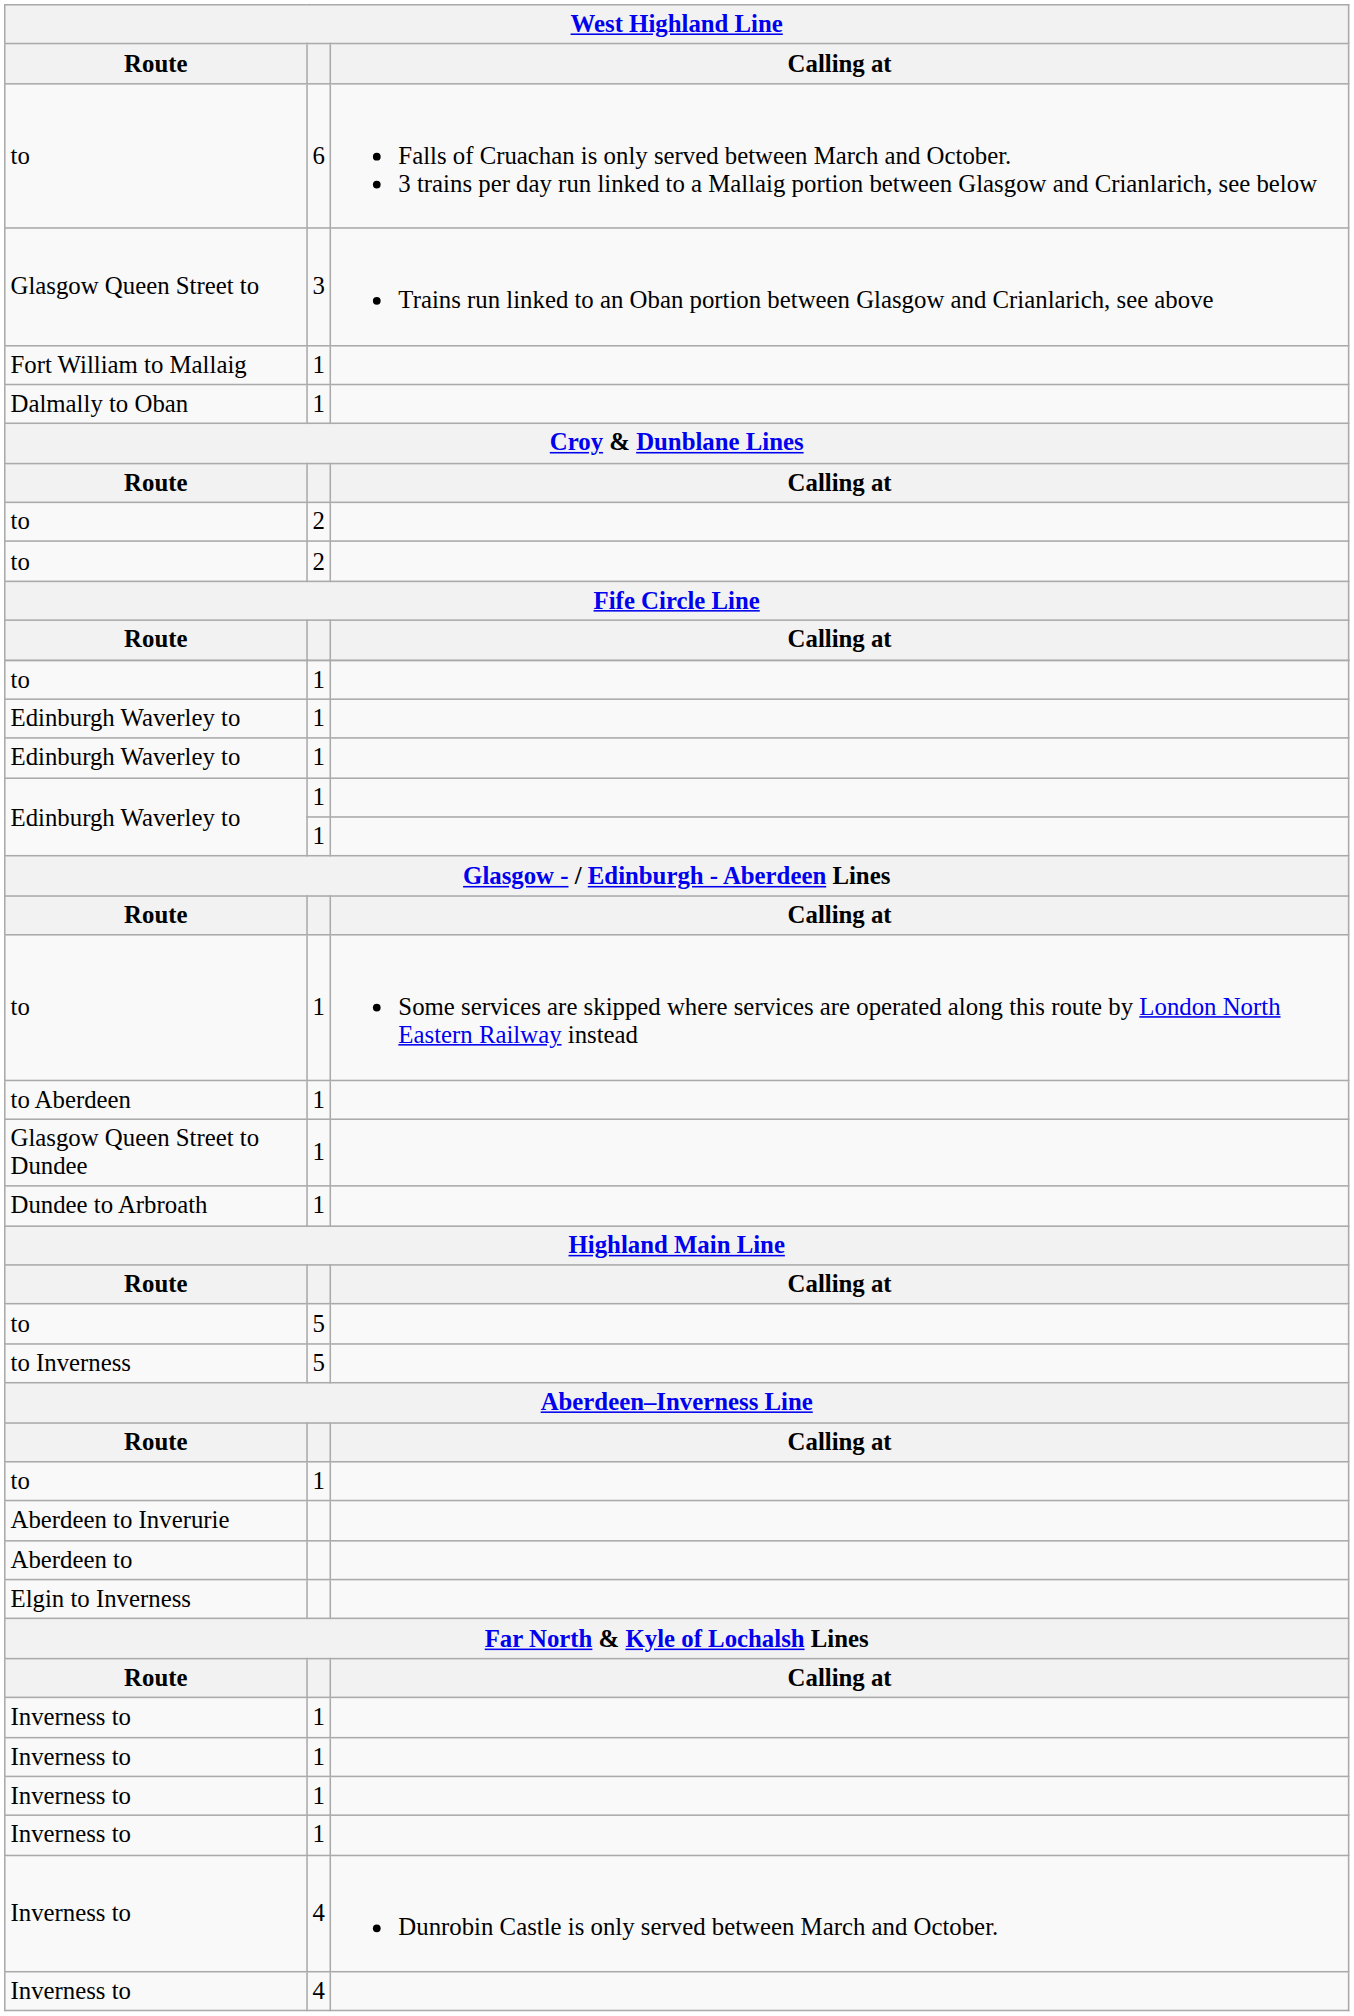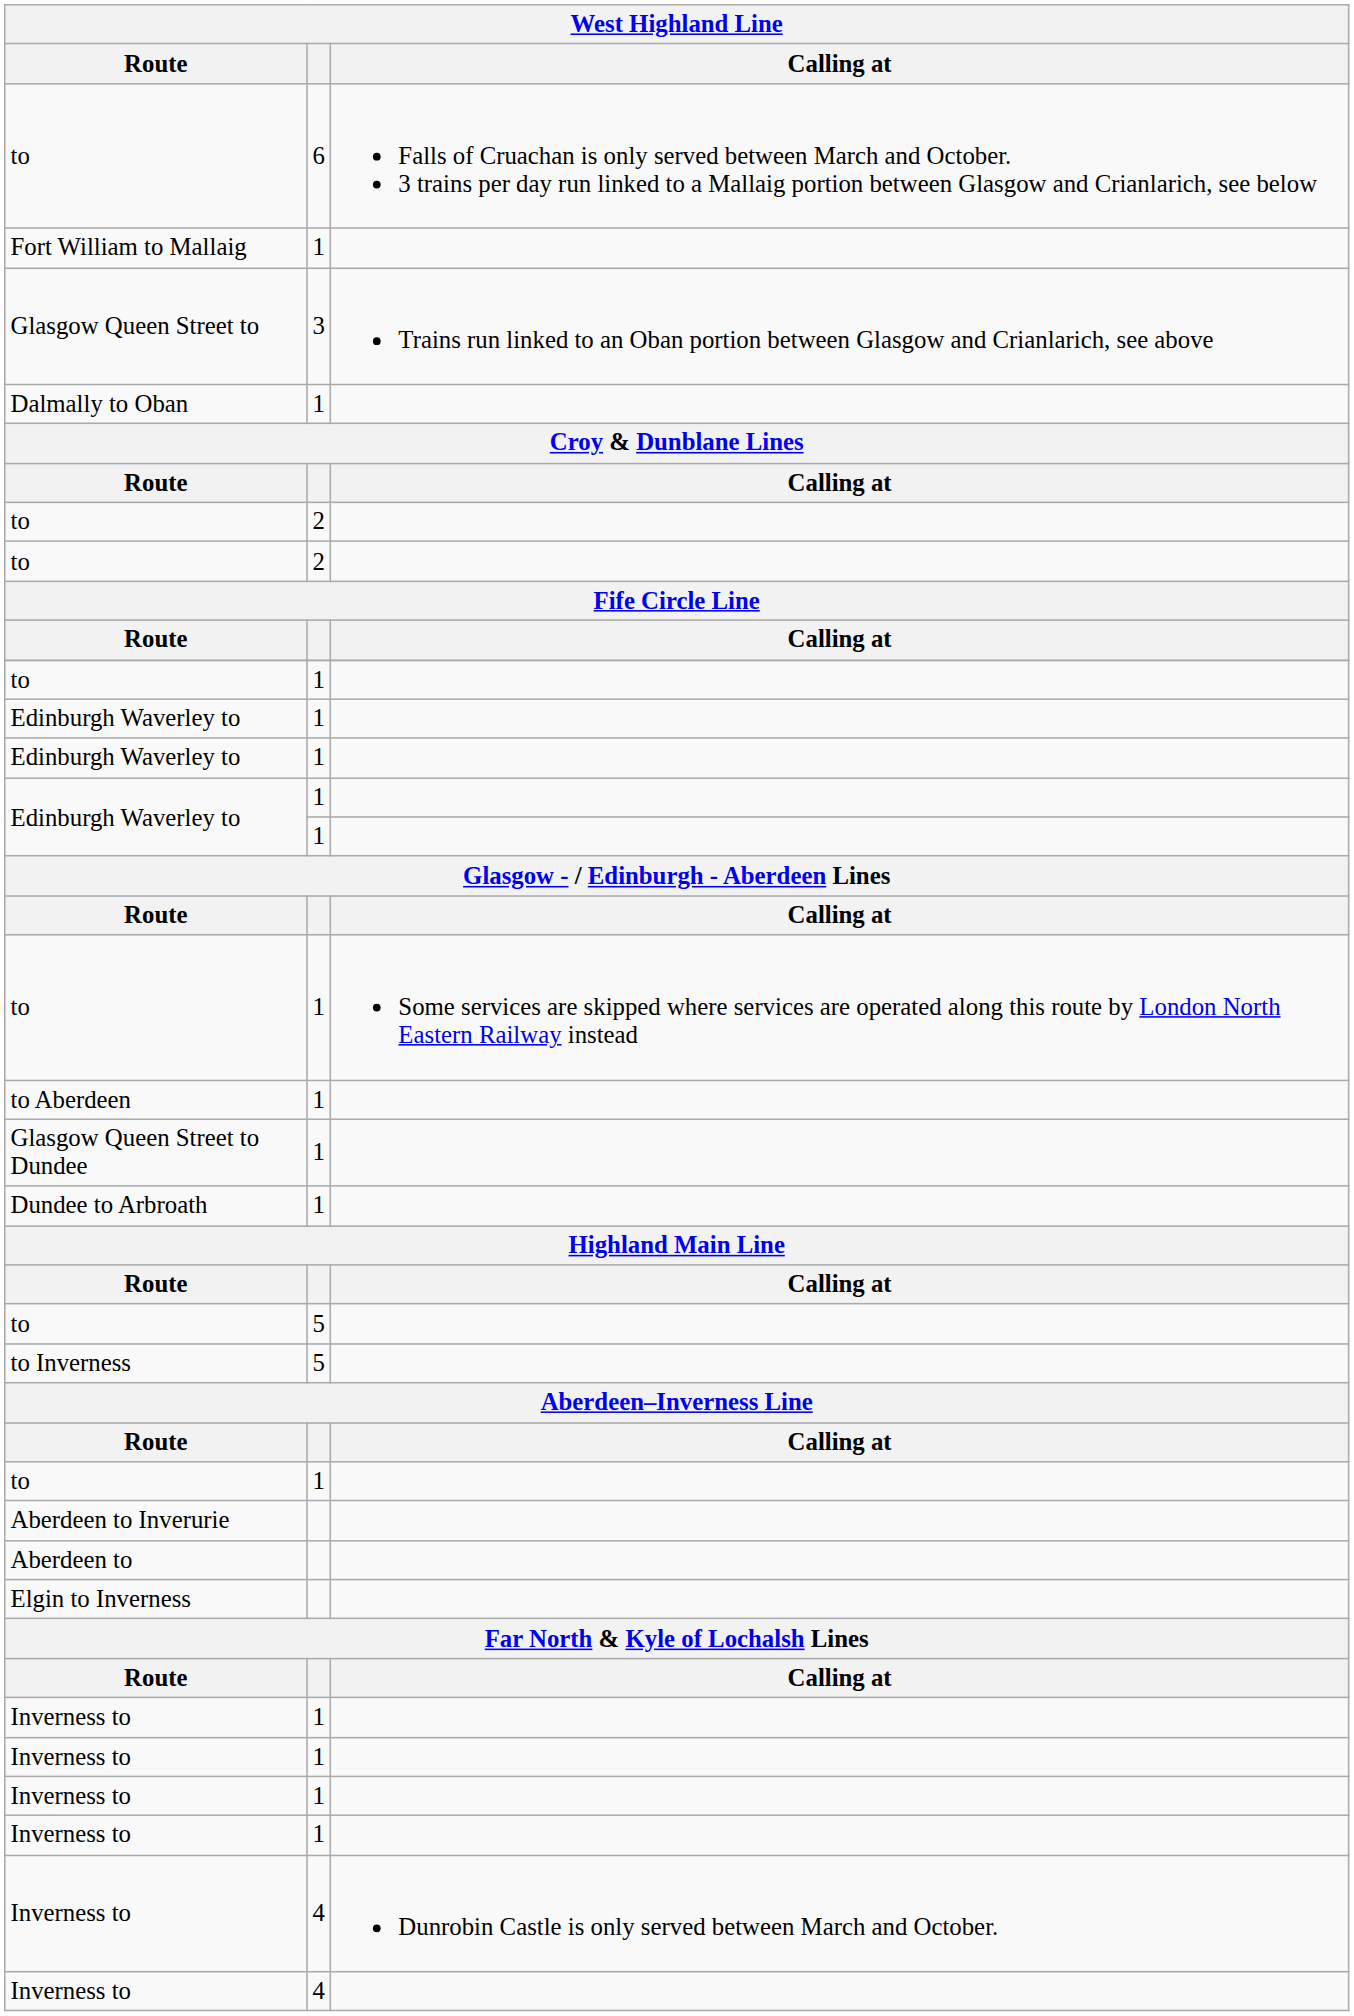rows swapped: (135, 286) <-> (129, 364)
